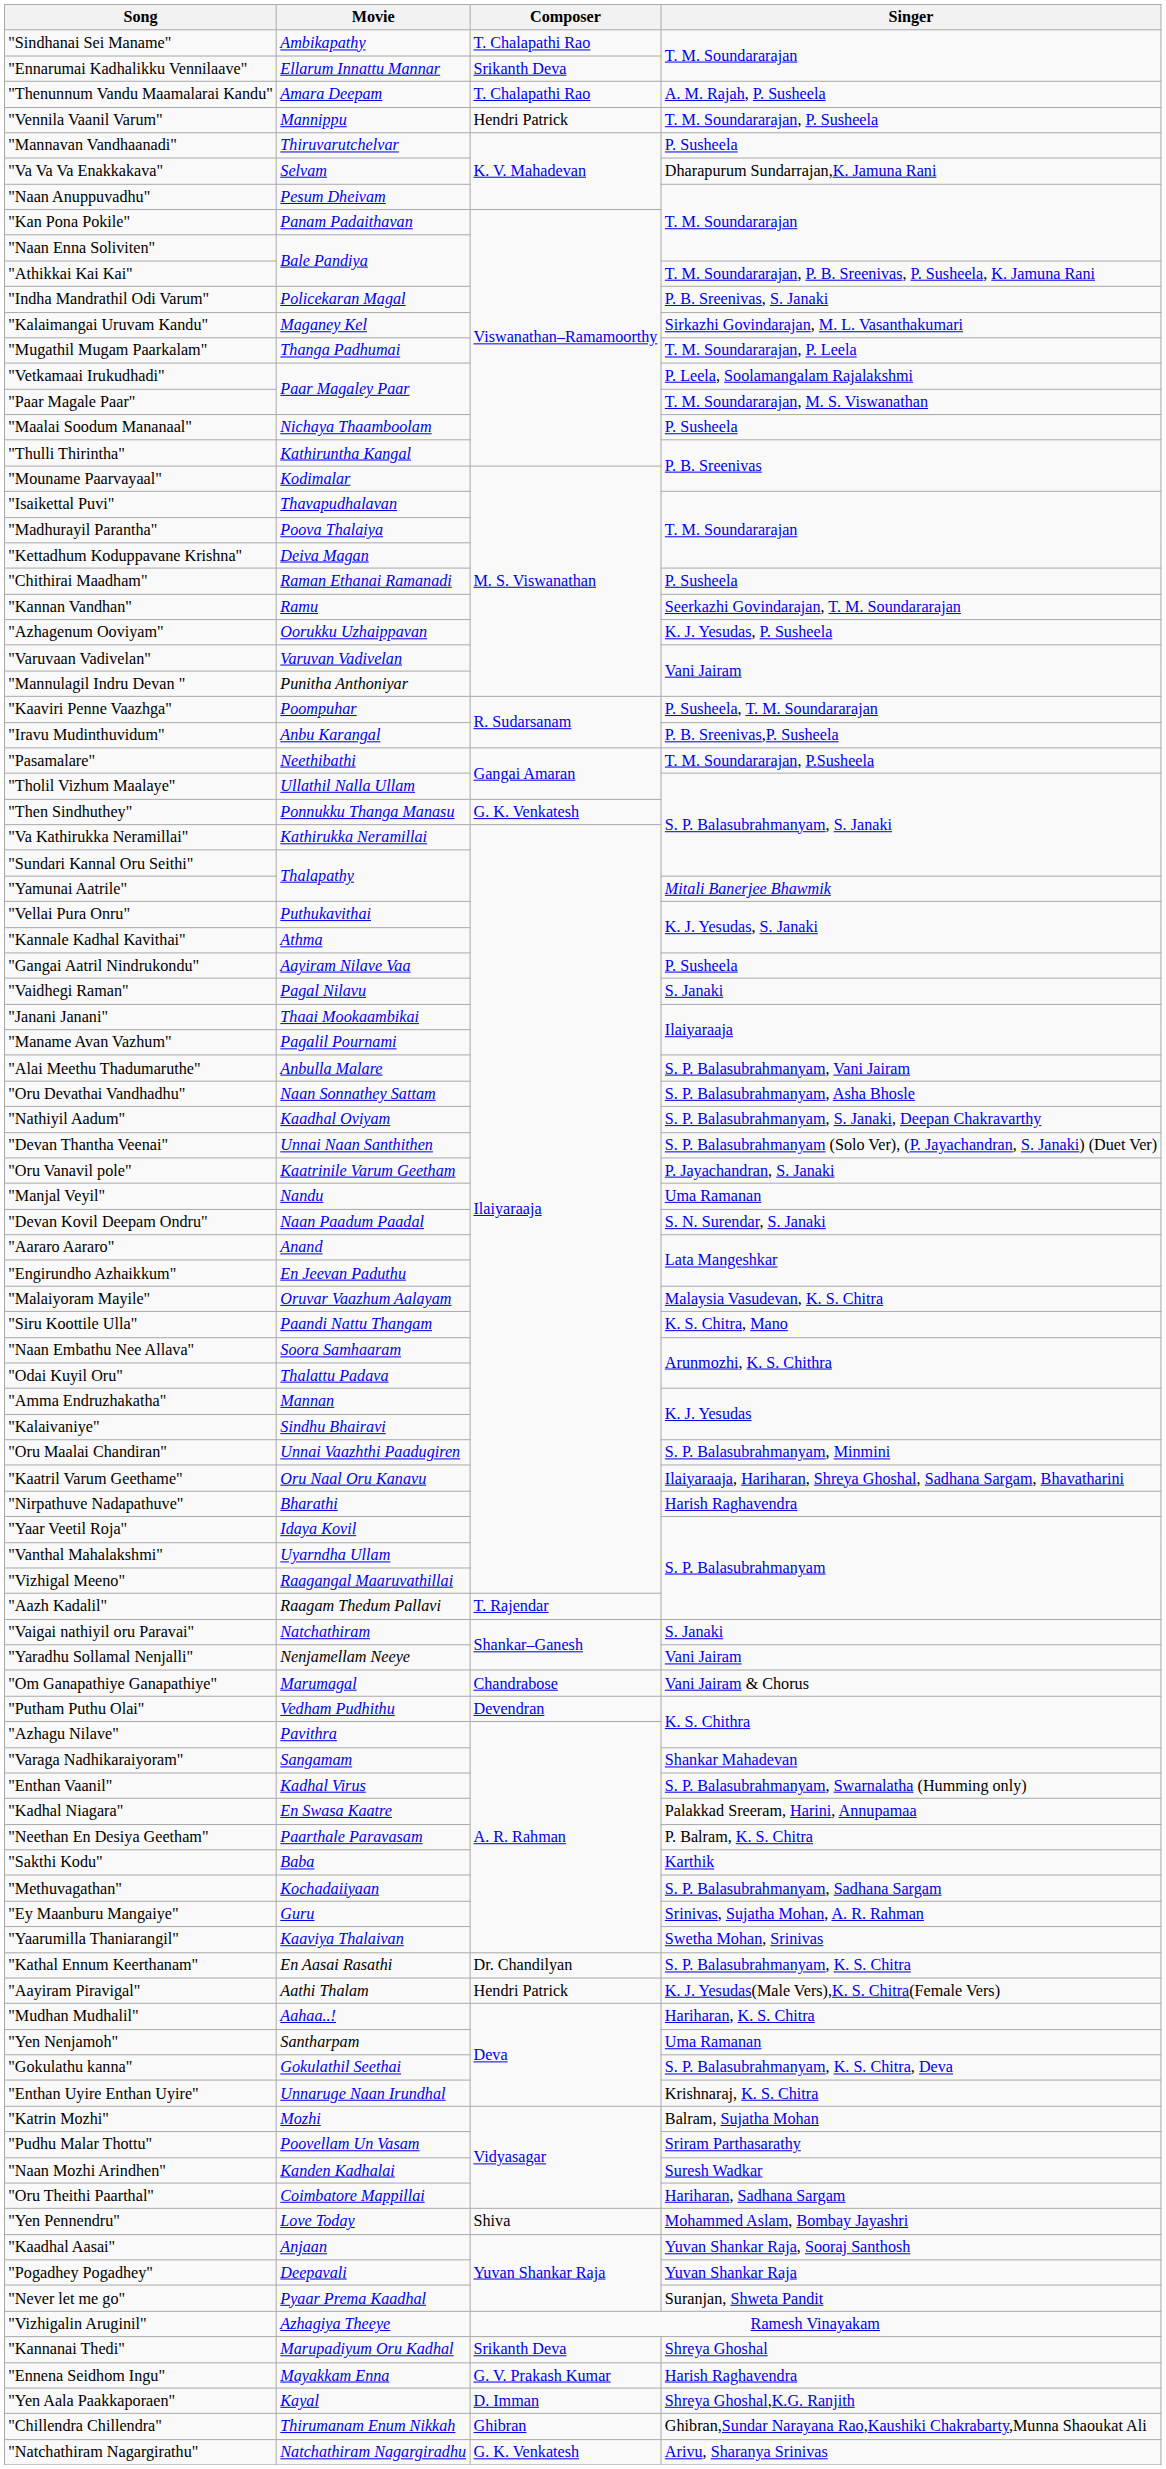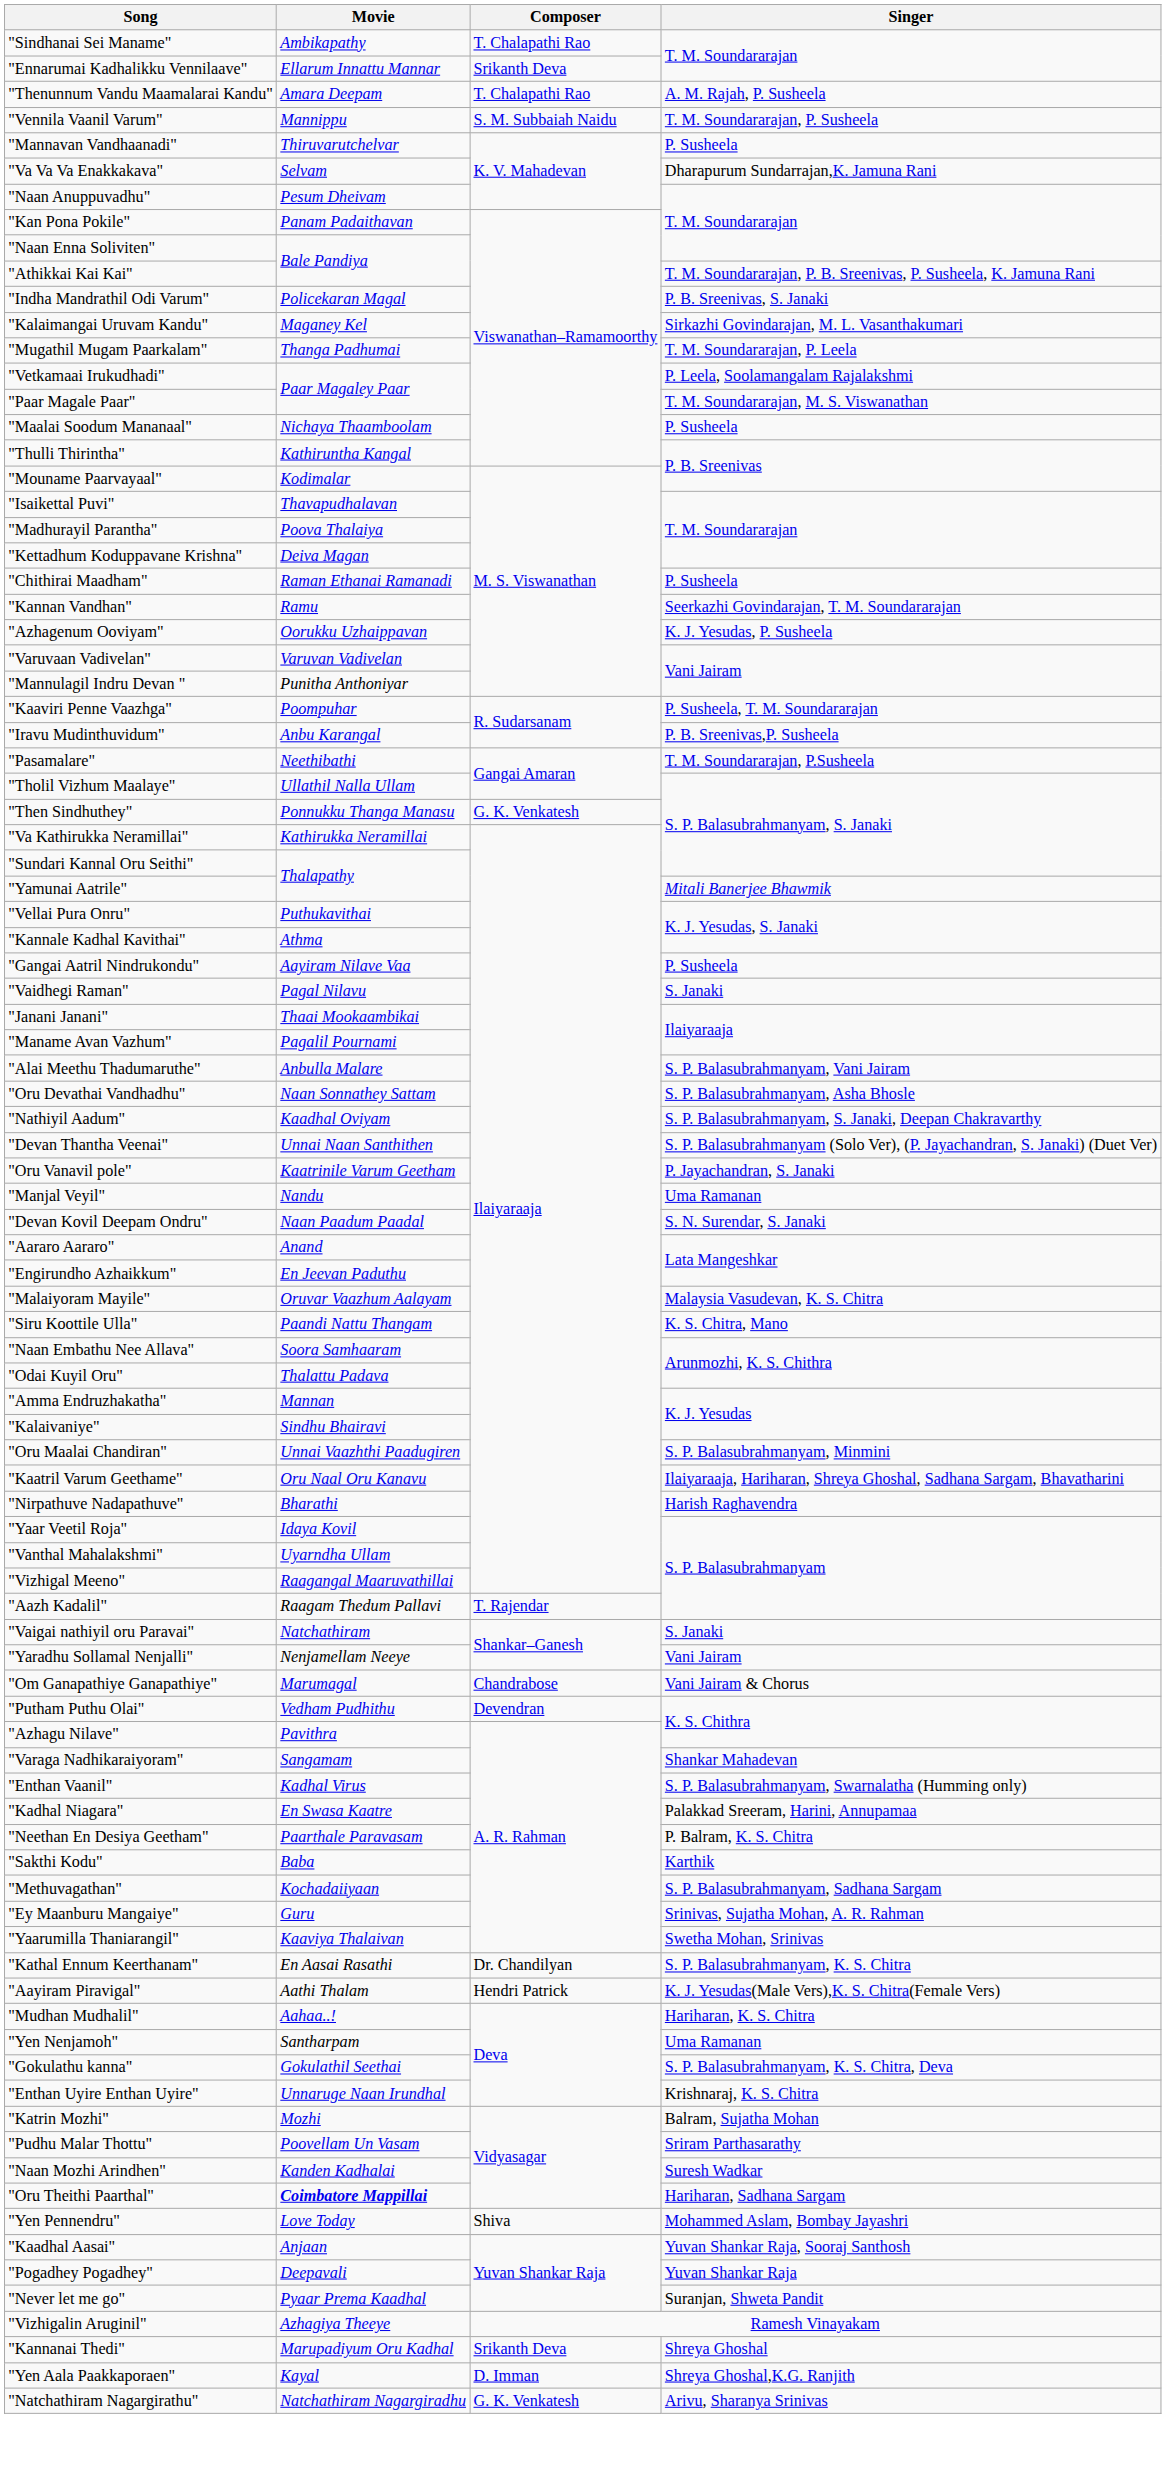(521, 119) Hendri Patrick -> (545, 119) S. M. Subbaiah Naidu
(353, 2195) normal -> (354, 2195) bold
- row: (87, 2375)
- row: (85, 2426)
